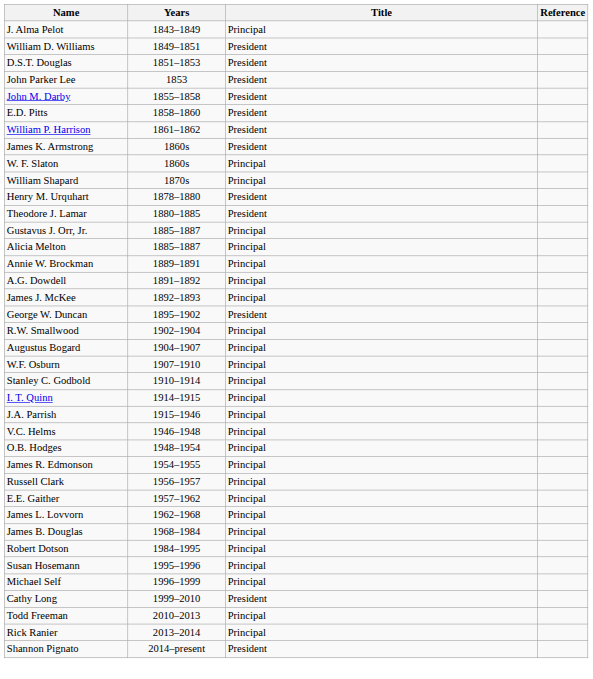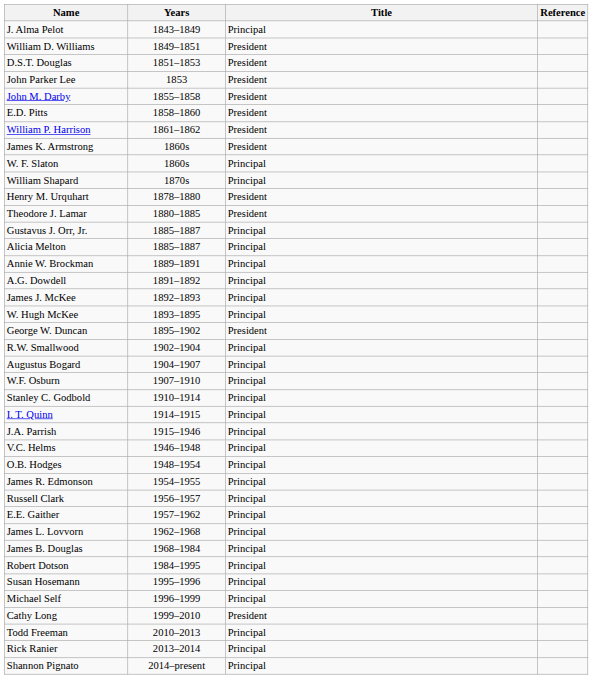+ row: (42, 314)
(247, 649) President -> (247, 666) Principal
